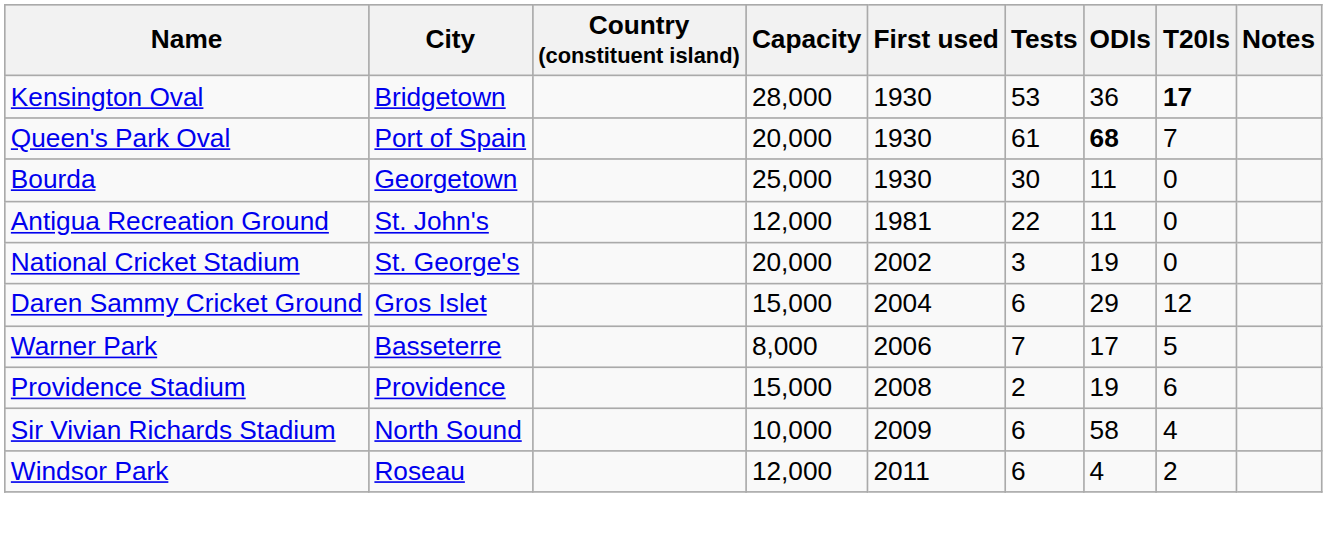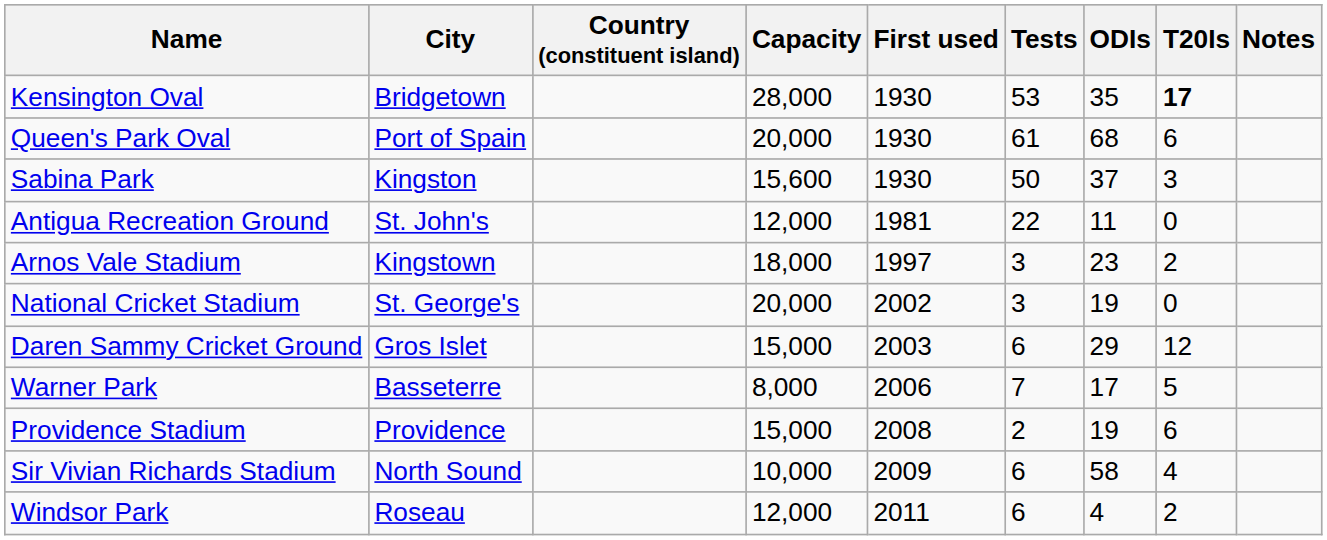(1104, 96) 36 -> (1104, 96) 35
(1104, 138) bold -> (1104, 138) normal
(1170, 138) 7 -> (1170, 138) 6
- row: (53, 179)
+ row: (82, 179)
+ row: (126, 262)
(903, 304) 2004 -> (903, 346) 2003
